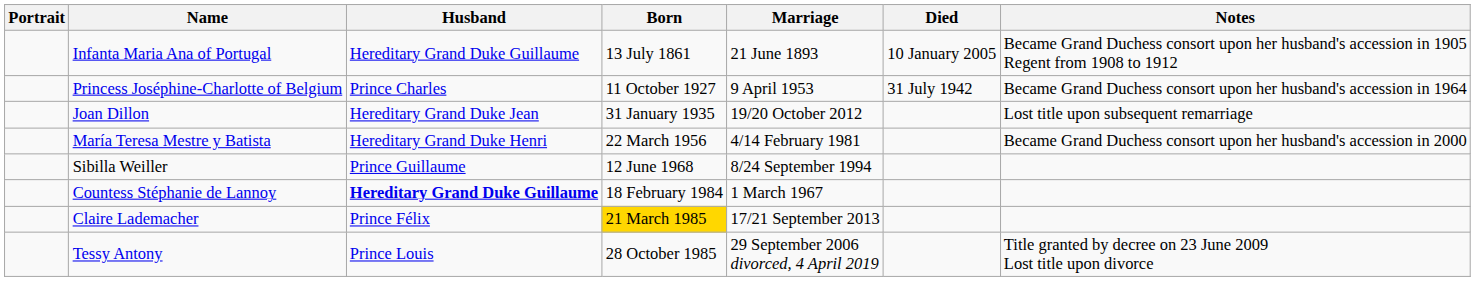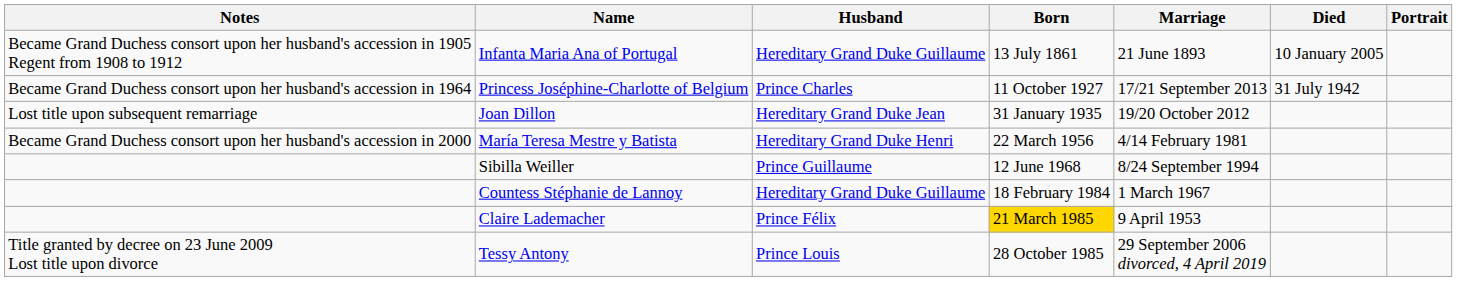columns swapped: (37, 17) <-> (1235, 17)
(772, 88) 9 April 1953 -> (1192, 88) 17/21 September 2013
(474, 192) bold -> (871, 192) normal
(805, 219) 17/21 September 2013 -> (1159, 219) 9 April 1953
